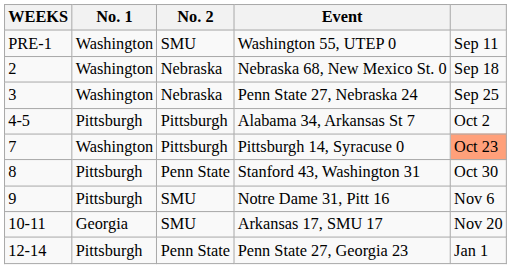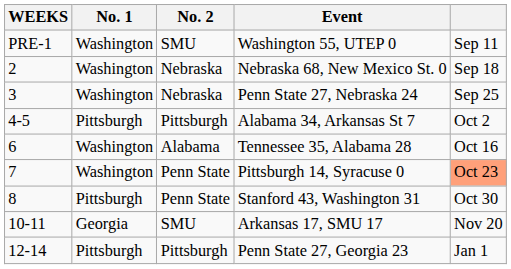+ row: (325, 146)
(194, 146) Pittsburgh -> (195, 172) Penn State
- row: (314, 198)
(195, 250) Penn State -> (194, 250) Pittsburgh
